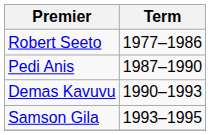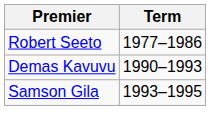- row: (41, 67)
